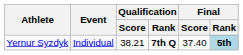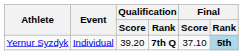(132, 43) 38.21 -> (132, 43) 39.20
(195, 43) 37.40 -> (195, 43) 37.10
